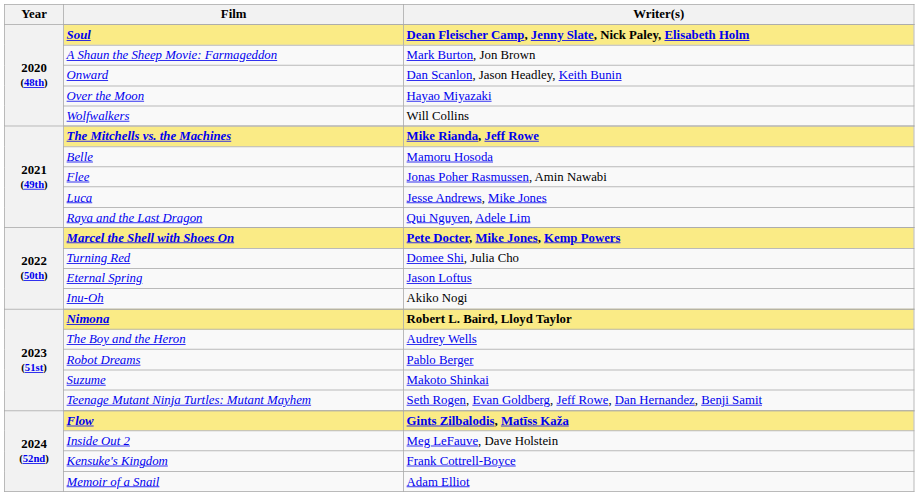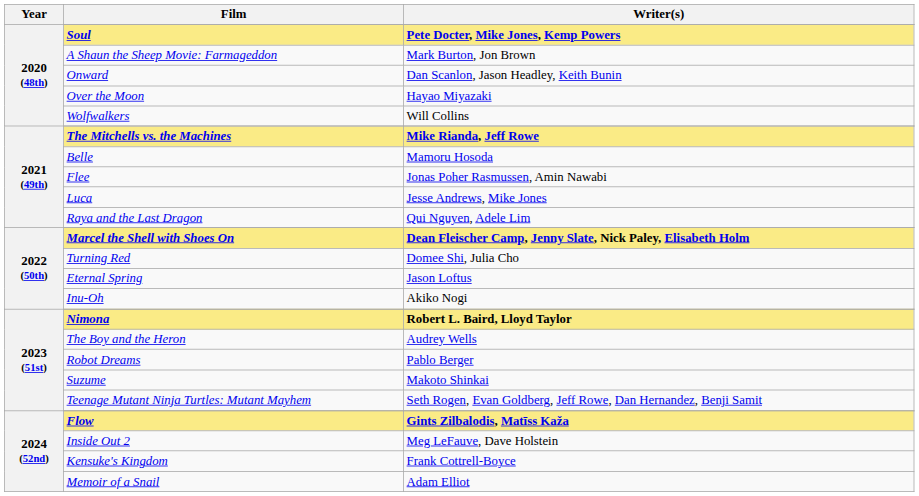(578, 34) Dean Fleischer Camp, Jenny Slate, Nick Paley, Elisabeth Holm -> (514, 34) Pete Docter, Mike Jones, Kemp Powers
(514, 237) Pete Docter, Mike Jones, Kemp Powers -> (578, 237) Dean Fleischer Camp, Jenny Slate, Nick Paley, Elisabeth Holm
